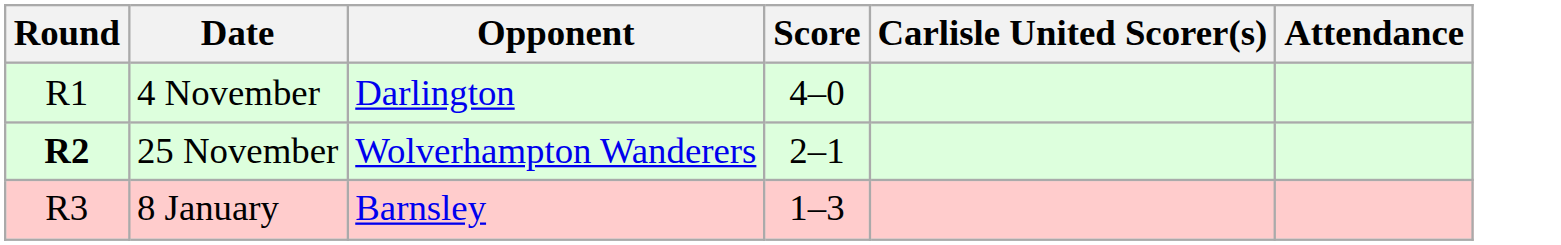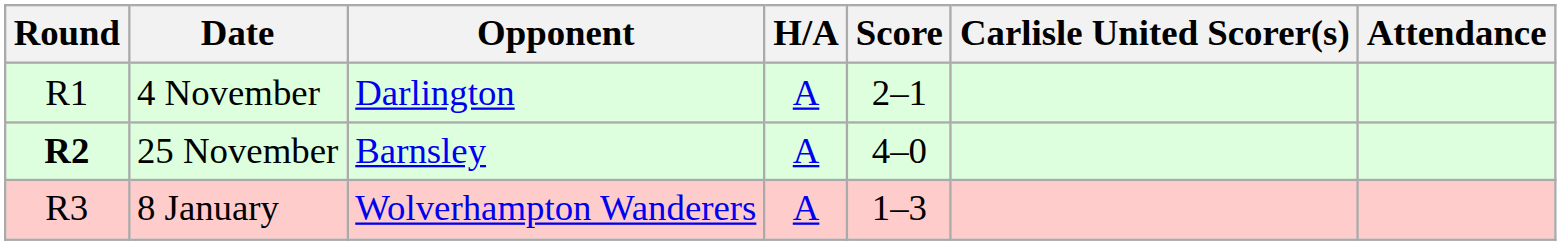+ column: (806, 33)
(817, 92) 4–0 -> (899, 92) 2–1
(556, 150) Wolverhampton Wanderers -> (421, 150) Barnsley
(817, 150) 2–1 -> (899, 150) 4–0
(421, 208) Barnsley -> (556, 208) Wolverhampton Wanderers
